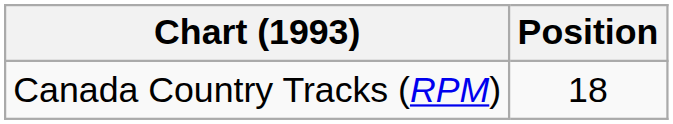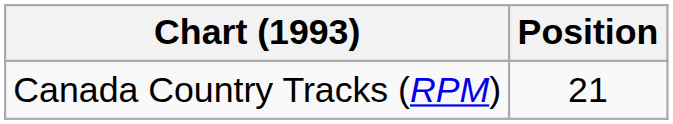(588, 89) 18 -> (588, 89) 21
